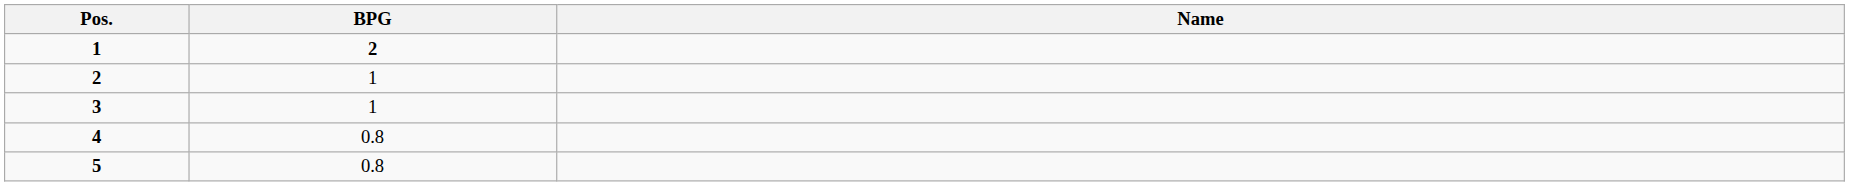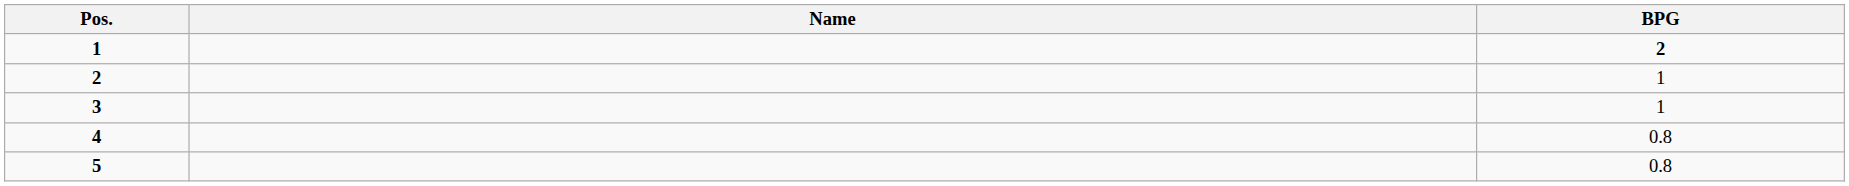columns swapped: (1201, 19) <-> (373, 19)
